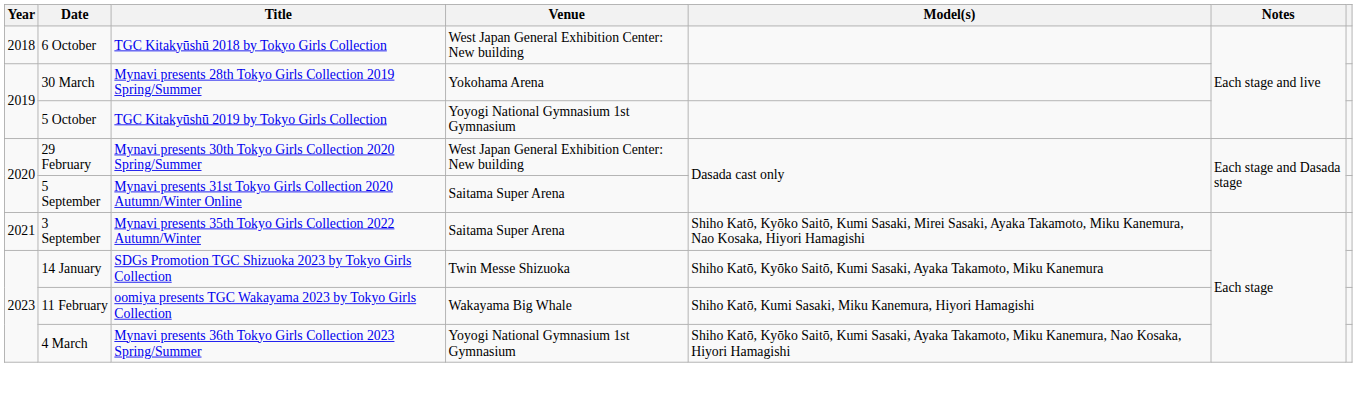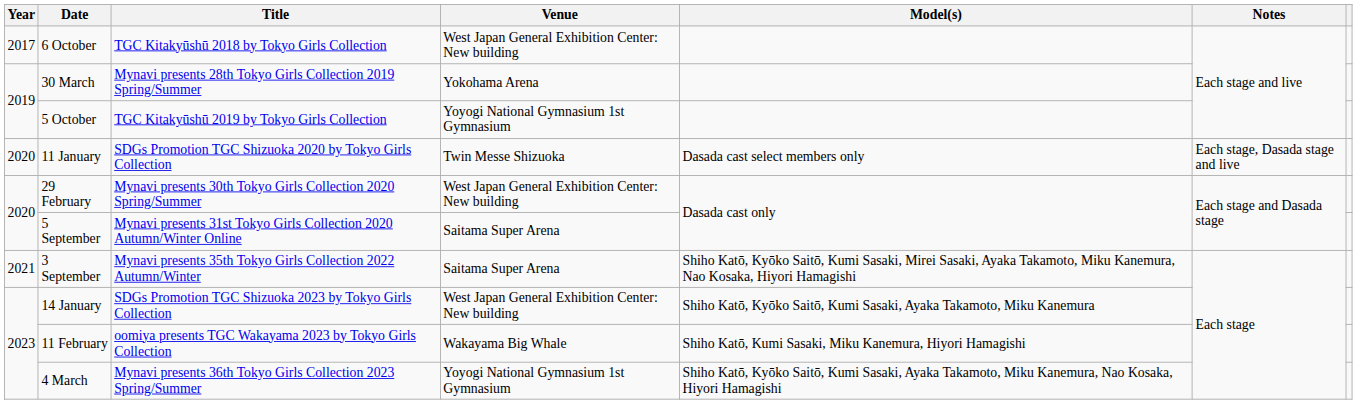(21, 44) 2018 -> (21, 44) 2017
+ row: (71, 156)
(509, 268) Twin Messe Shizuoka -> (551, 306) West Japan General Exhibition Center: New building
